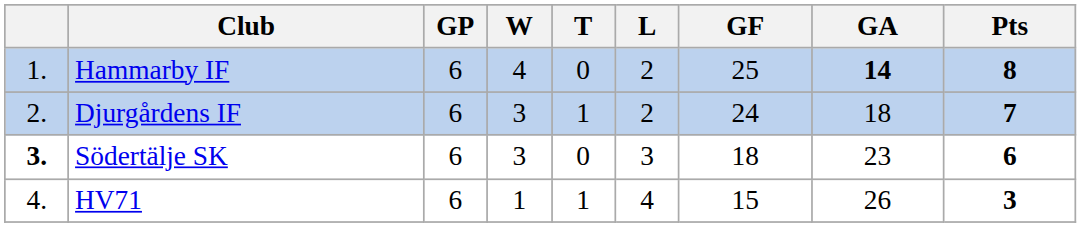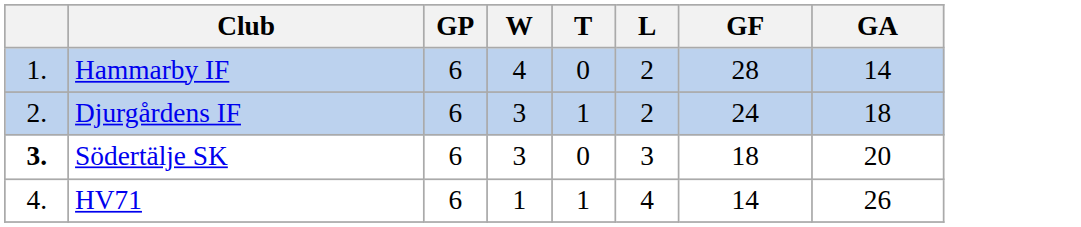- column: (1010, 26)
(745, 69) 25 -> (745, 69) 28
(877, 69) bold -> (877, 69) normal
(877, 156) 23 -> (877, 156) 20
(745, 199) 15 -> (745, 199) 14
